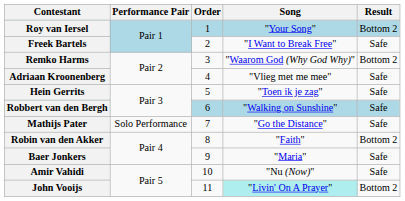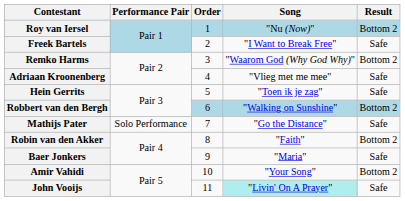(290, 28) "Your Song" -> (290, 28) "Nu (Now)"
(379, 108) Safe -> (379, 108) Bottom 2
(290, 172) "Nu (Now)" -> (290, 172) "Your Song"
(379, 172) Safe -> (379, 172) Bottom 2
(379, 188) Bottom 2 -> (379, 188) Safe
